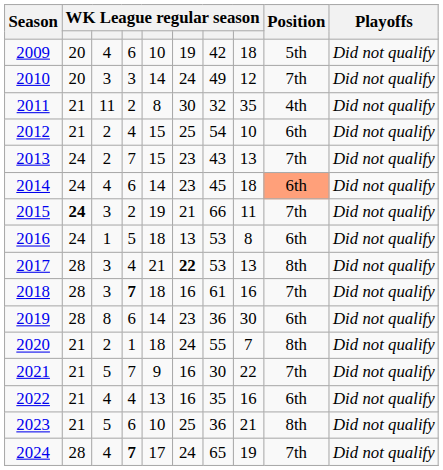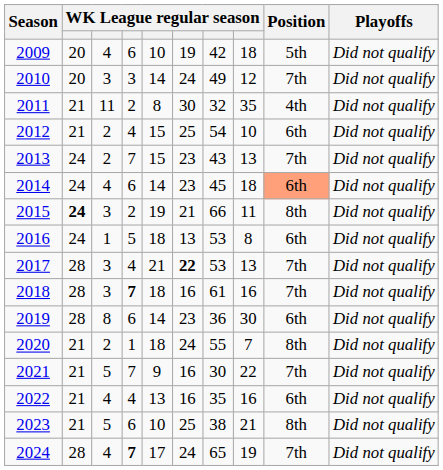(296, 212) 7th -> (296, 212) 8th
(296, 265) 8th -> (296, 265) 7th
(218, 425) 36 -> (218, 425) 38
